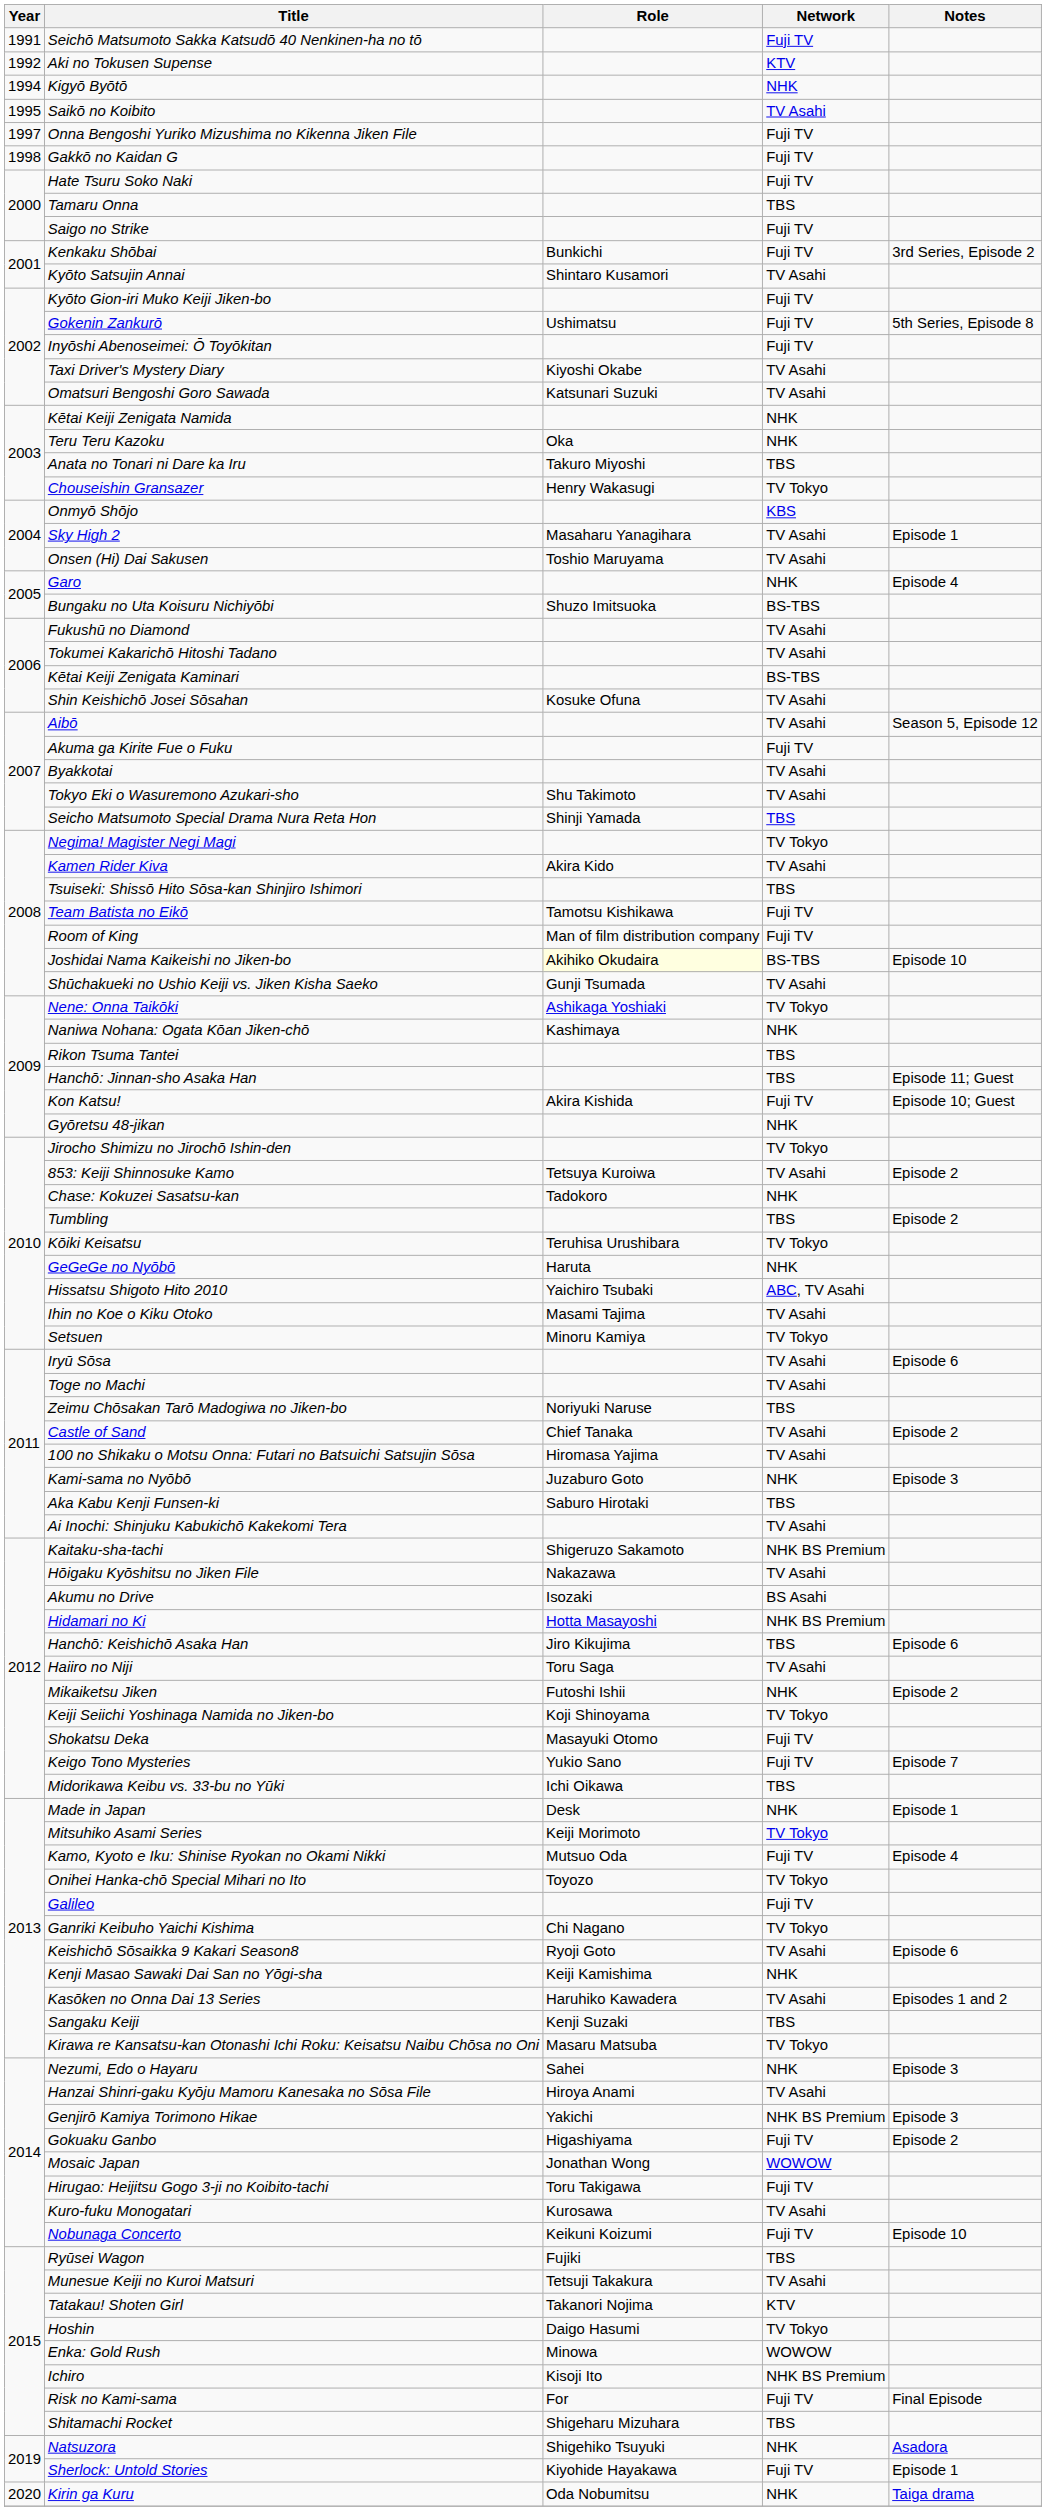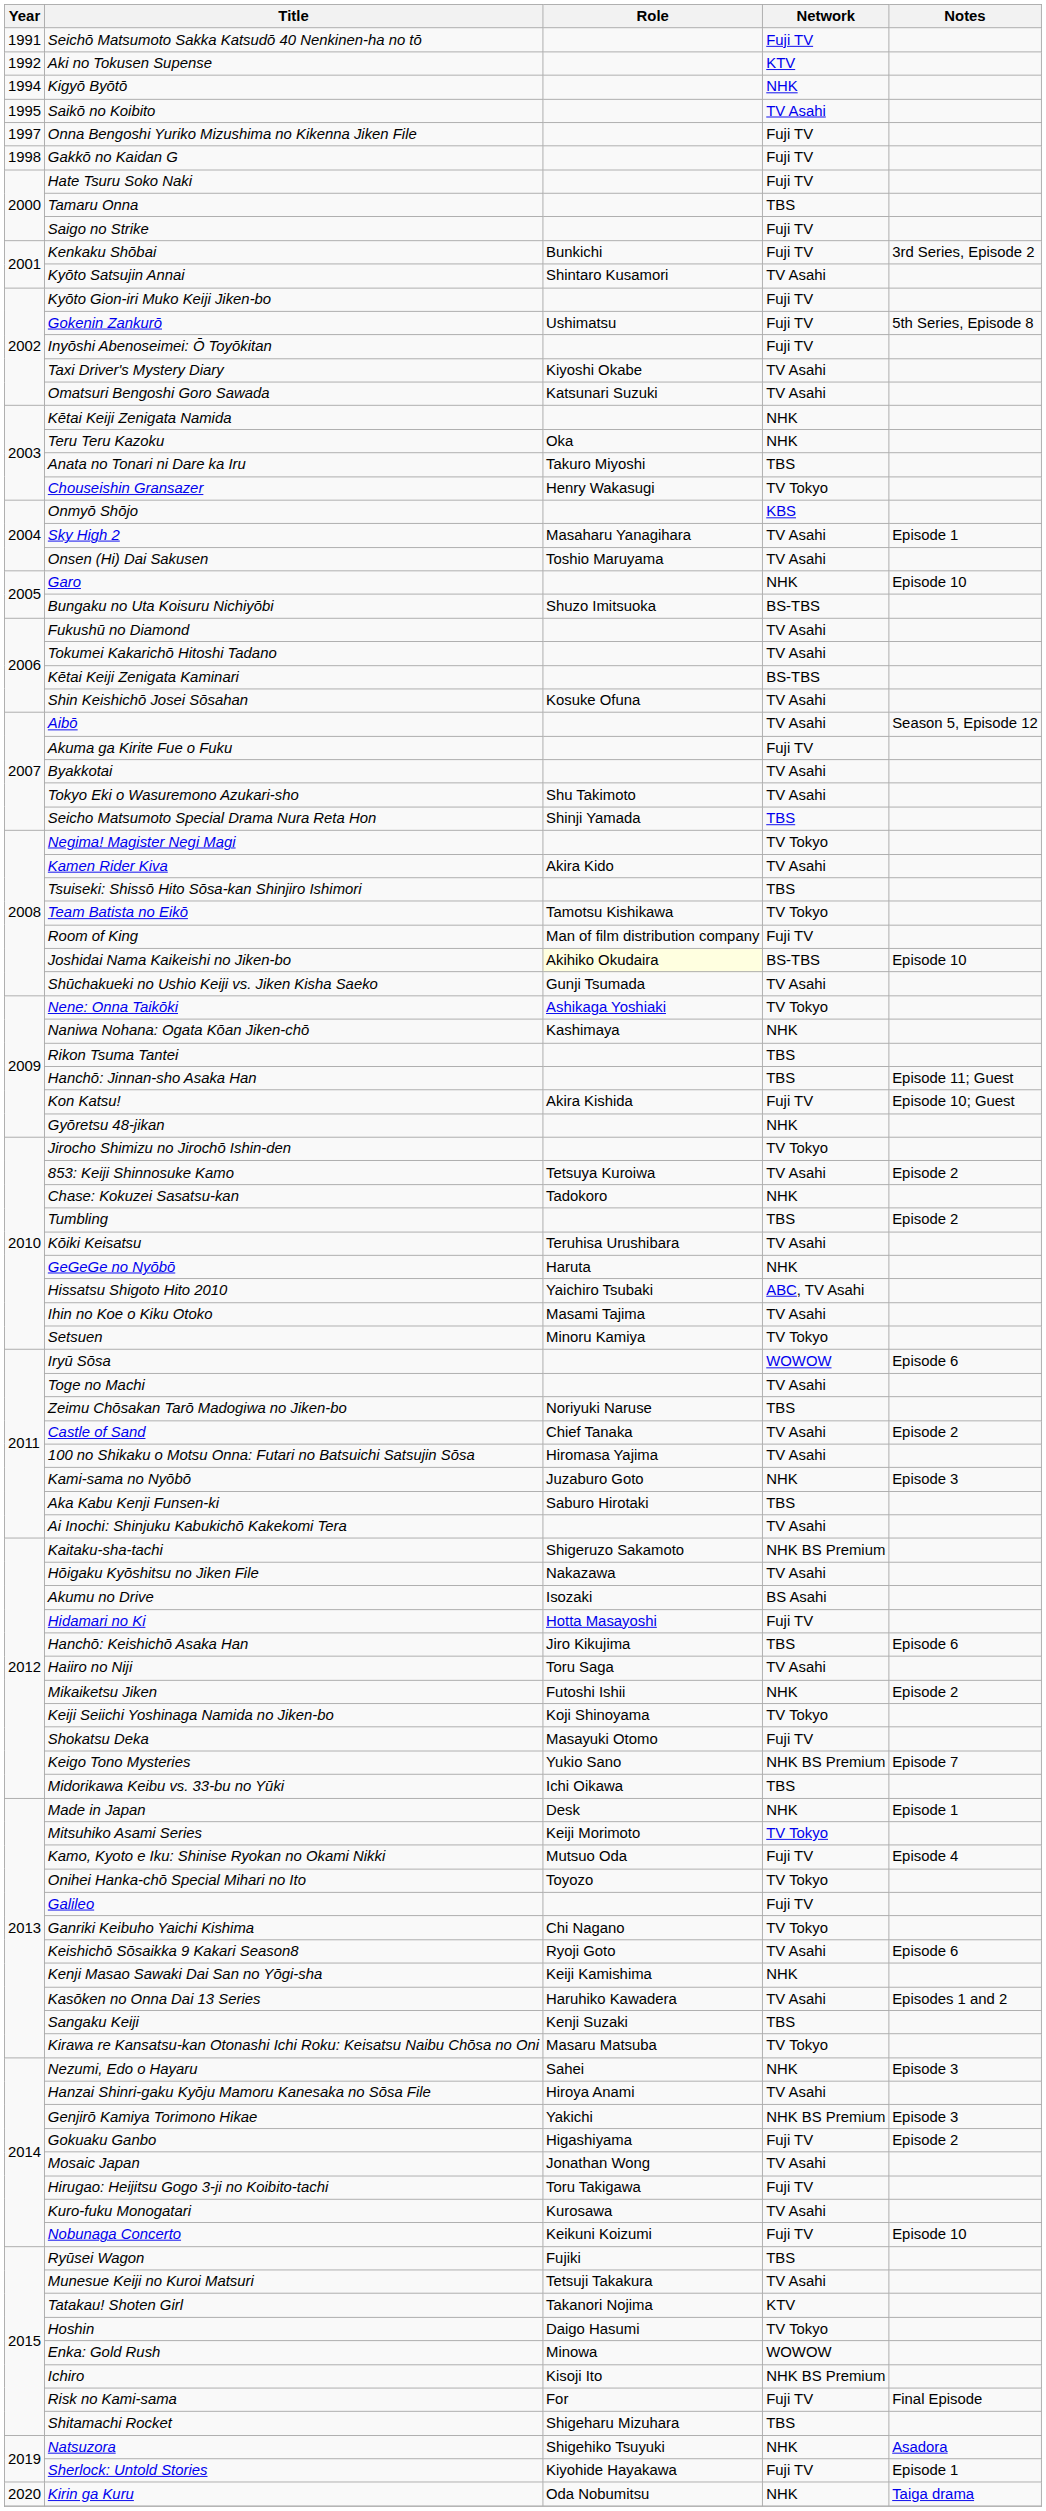(925, 582) Episode 4 -> (929, 582) Episode 10
(790, 913) Fuji TV -> (797, 913) TV Tokyo
(797, 1243) TV Tokyo -> (796, 1243) TV Asahi
(796, 1361) TV Asahi -> (799, 1361) WOWOW
(826, 1621) NHK BS Premium -> (790, 1621) Fuji TV
(790, 1762) Fuji TV -> (826, 1762) NHK BS Premium
(799, 2163) WOWOW -> (796, 2163) TV Asahi
